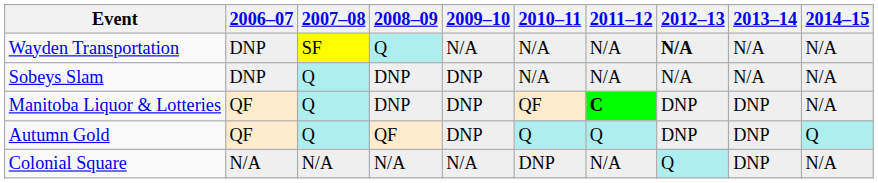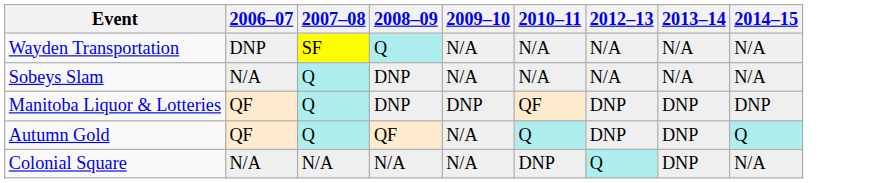- column: (621, 18)
(677, 47) bold -> (605, 47) normal
(248, 76) DNP -> (245, 76) N/A
(464, 76) DNP -> (462, 76) N/A
(821, 105) N/A -> (752, 105) DNP
(464, 134) DNP -> (462, 134) N/A
